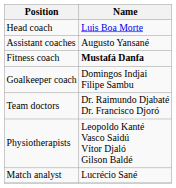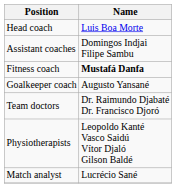(115, 43) Augusto Yansané -> (114, 48) Domingos Indjai Filipe Sambu
(114, 79) Domingos Indjai Filipe Sambu -> (115, 85) Augusto Yansané
